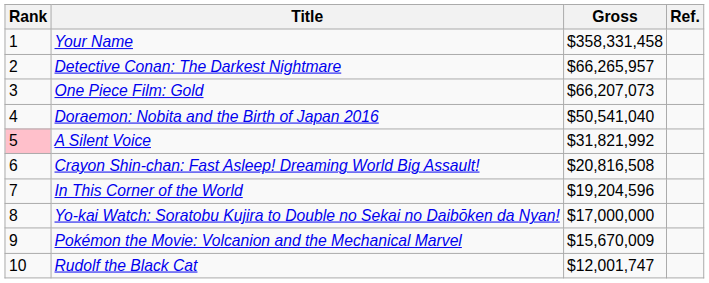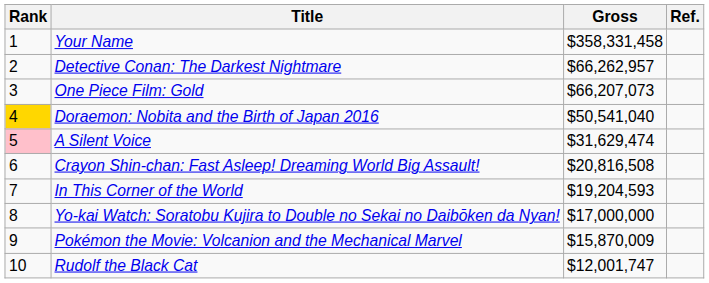(611, 66) $66,265,957 -> (611, 66) $66,262,957
(13, 116) no background -> (13, 116) gold background
(611, 141) $31,821,992 -> (611, 141) $31,629,474
(611, 191) $19,204,596 -> (611, 191) $19,204,593
(611, 240) $15,670,009 -> (611, 240) $15,870,009
